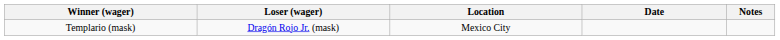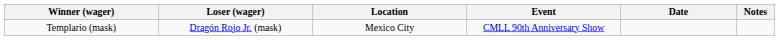+ column: (544, 12)
